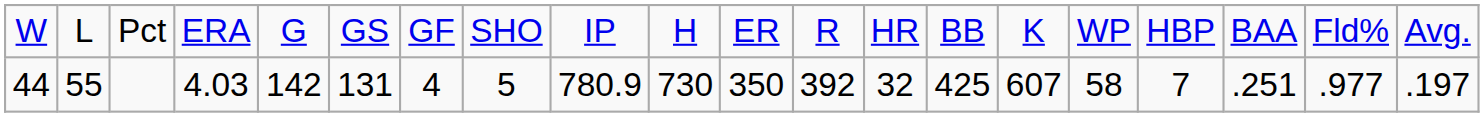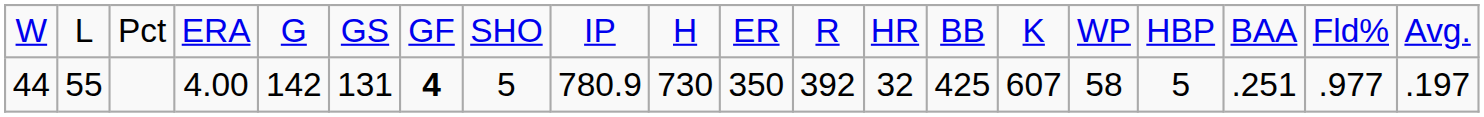(216, 84) 4.03 -> (216, 84) 4.00
(432, 84) normal -> (432, 84) bold
(1181, 84) 7 -> (1181, 84) 5
